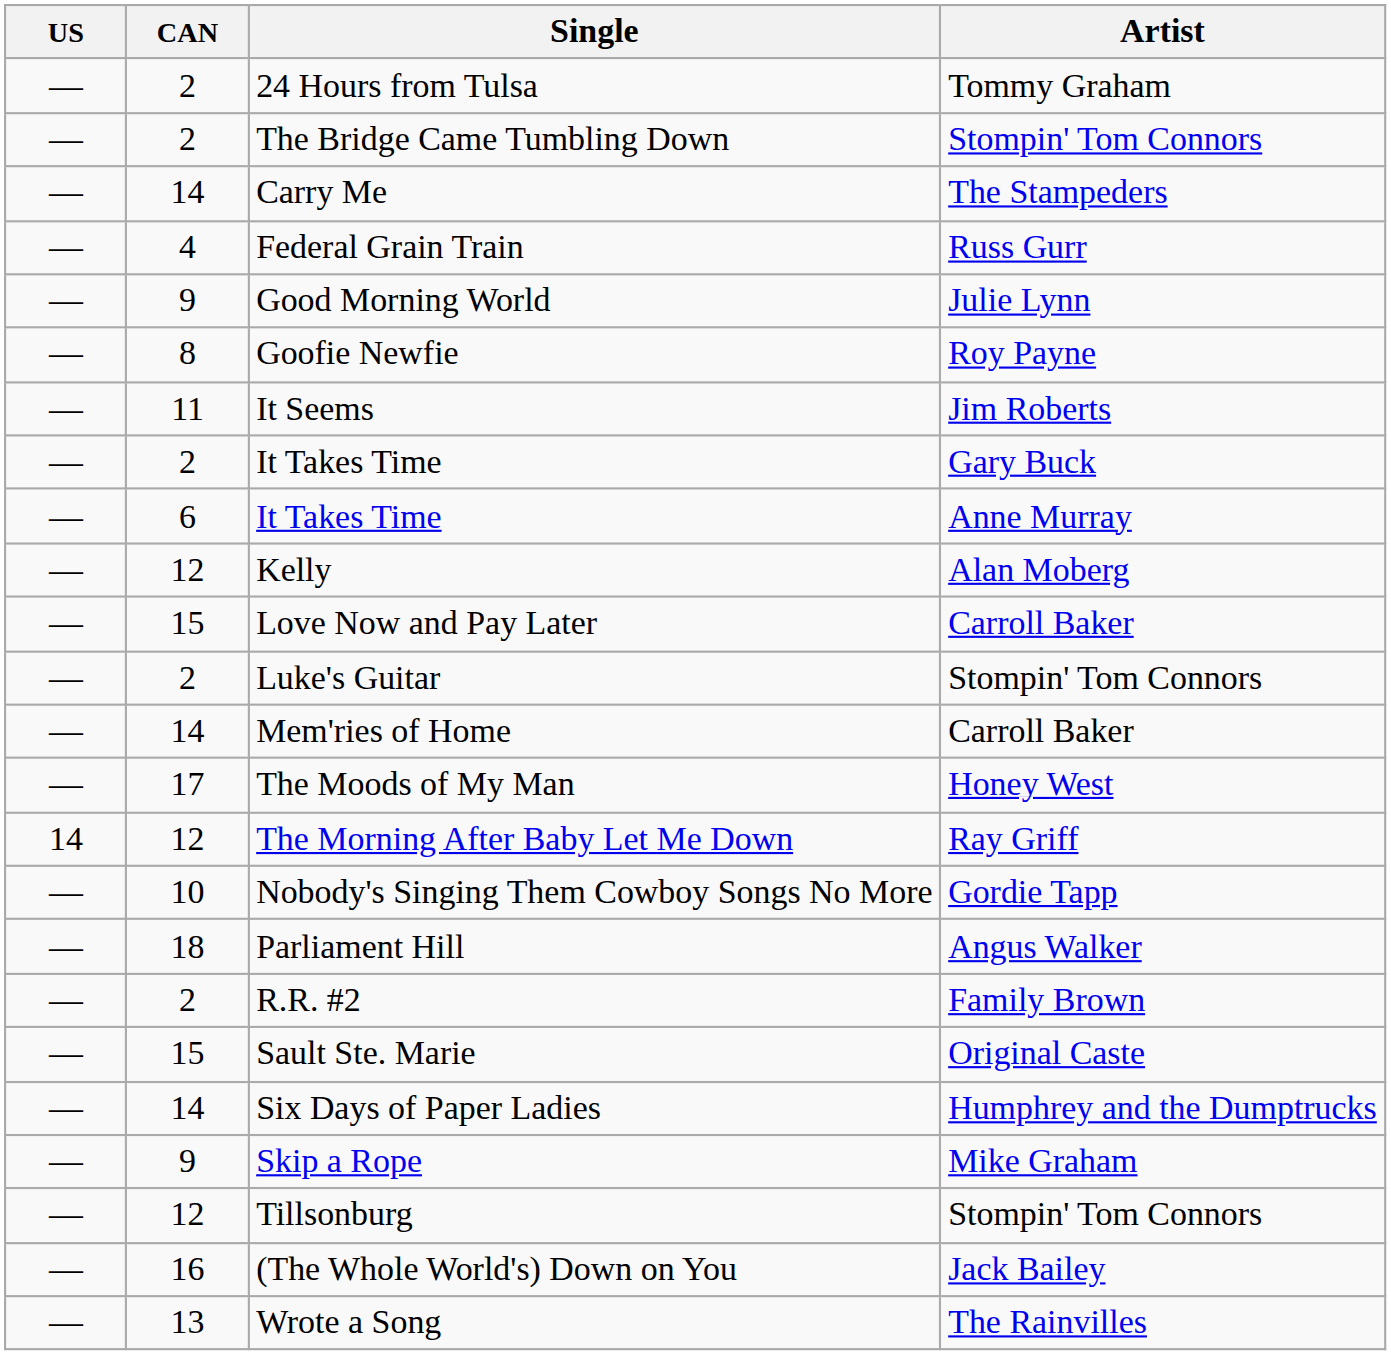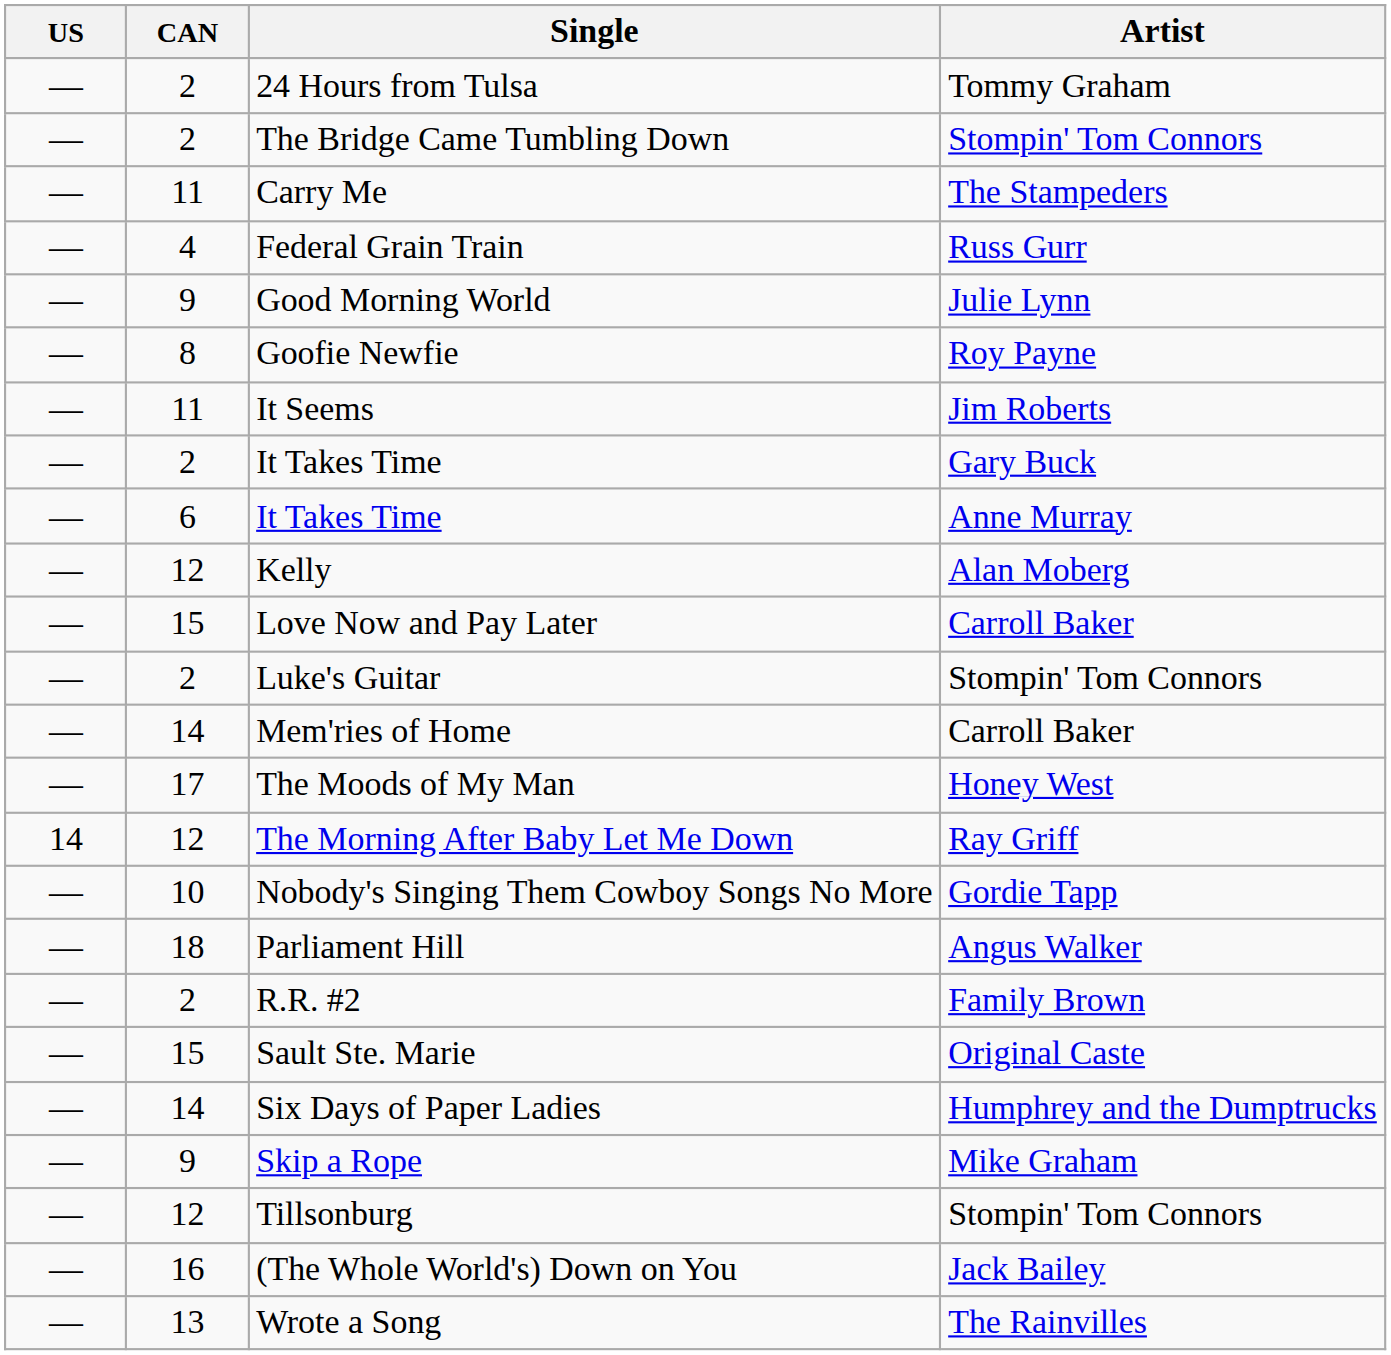(188, 192) 14 -> (188, 192) 11
